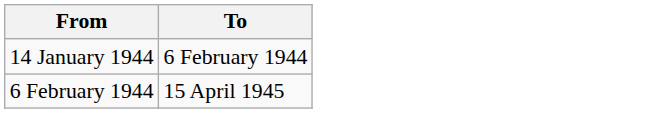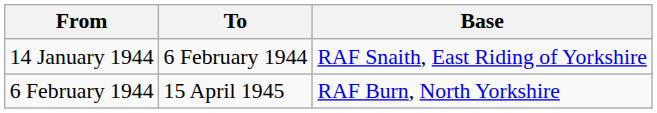+ column: (482, 21)
